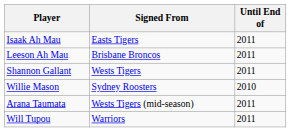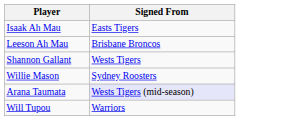- column: (260, 18)
(143, 103) no background -> (143, 92) lavender background
